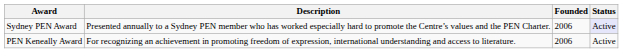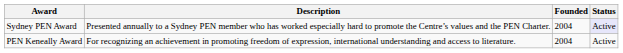(563, 25) 2006 -> (563, 25) 2004
(563, 40) 2006 -> (563, 40) 2004
